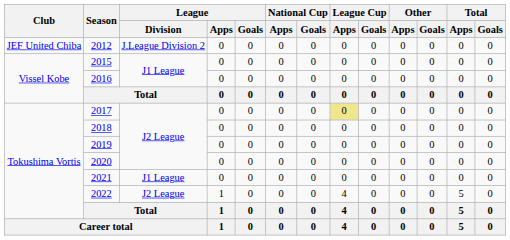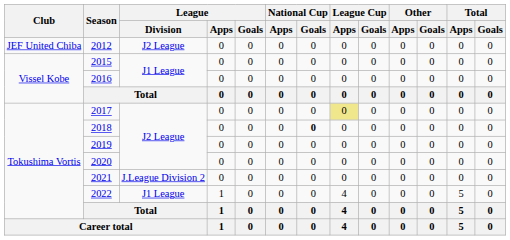(163, 45) J.League Division 2 -> (163, 45) J2 League
(313, 128) normal -> (313, 128) bold
(163, 177) J1 League -> (163, 177) J.League Division 2
(163, 194) J2 League -> (163, 194) J1 League
